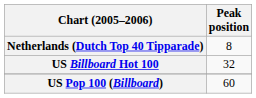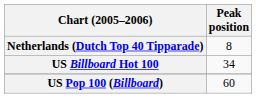(229, 64) 32 -> (229, 64) 34
